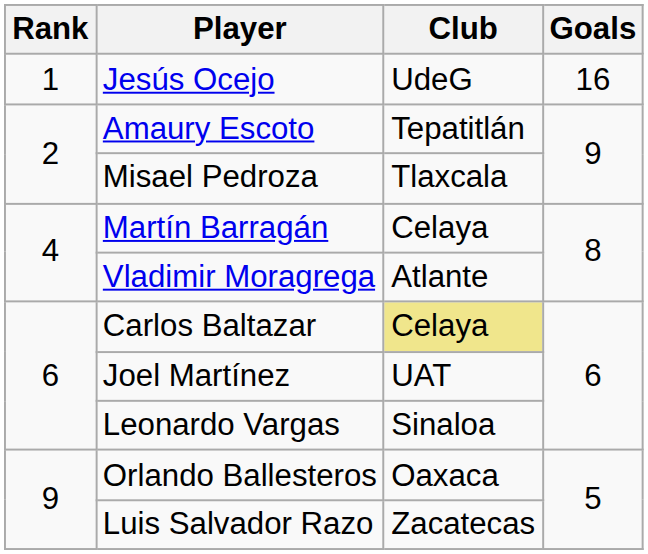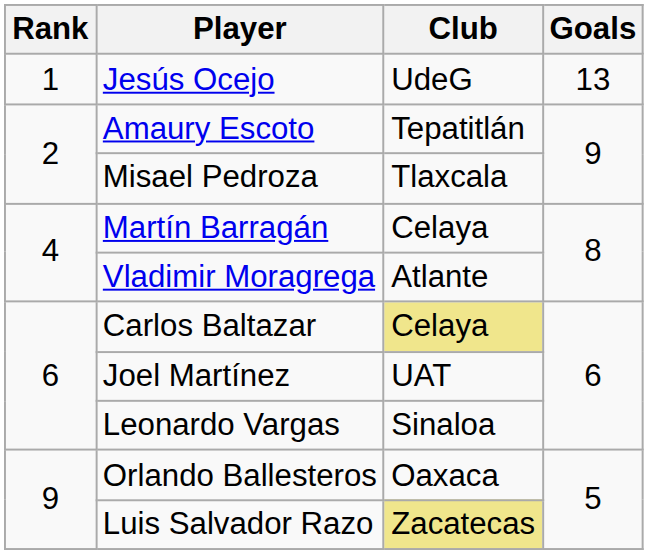(593, 78) 16 -> (593, 78) 13
(463, 524) no background -> (463, 524) khaki background
